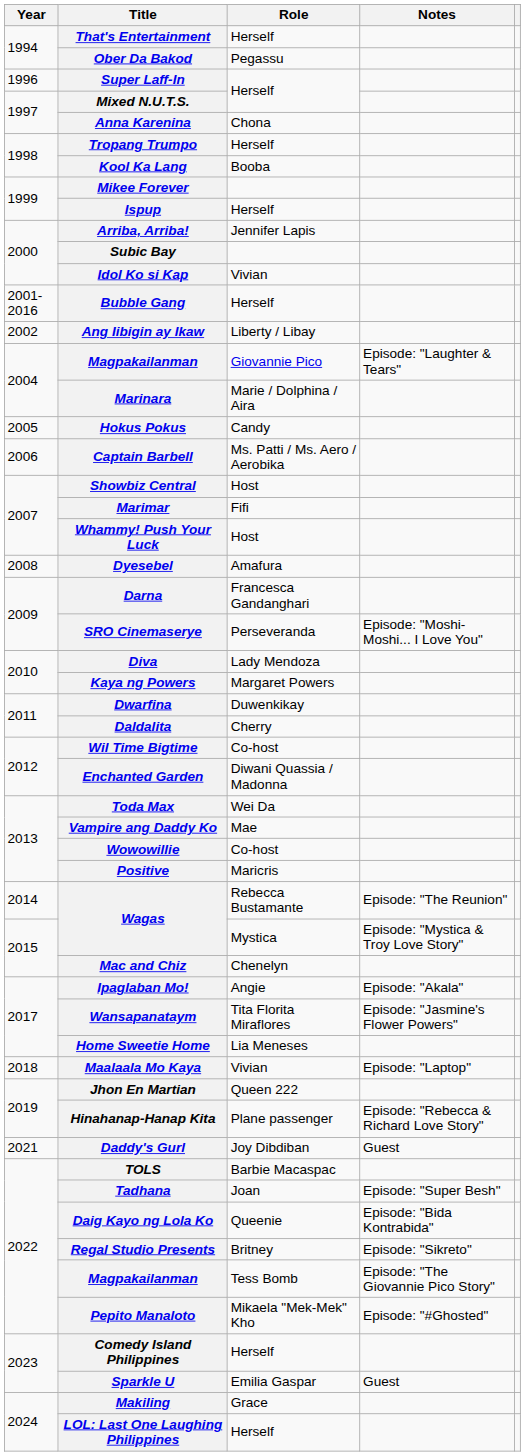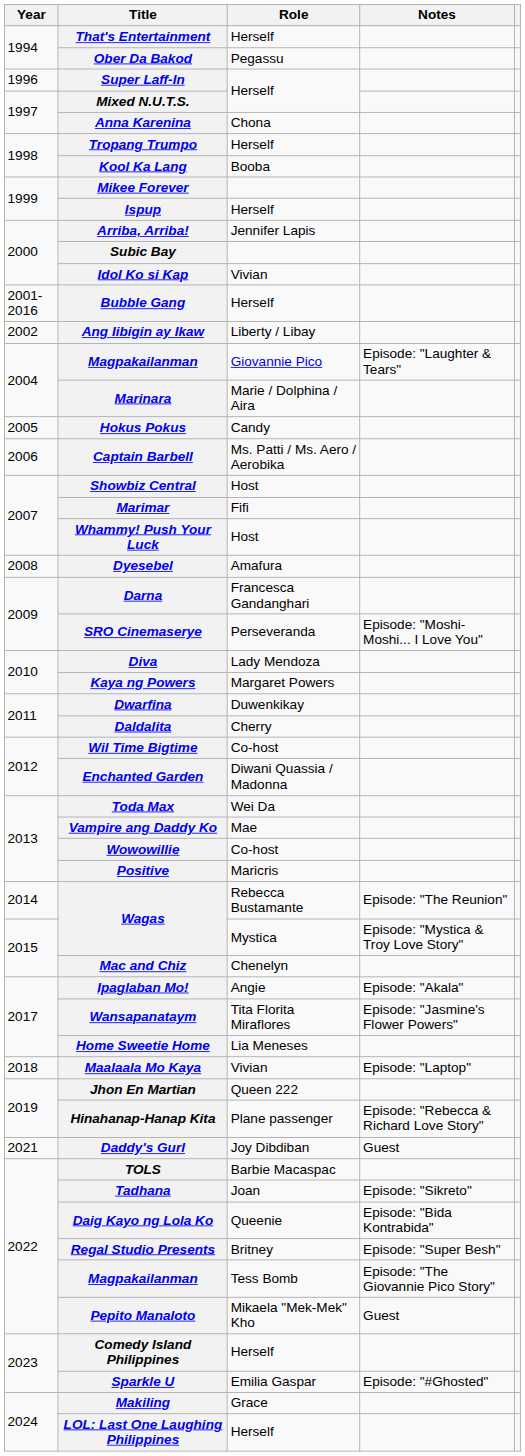(432, 1191) Episode: "Super Besh" -> (417, 1191) Episode: "Sikreto"
(417, 1249) Episode: "Sikreto" -> (432, 1249) Episode: "Super Besh"
(426, 1315) Episode: "#Ghosted" -> (381, 1315) Guest
(381, 1381) Guest -> (426, 1381) Episode: "#Ghosted"
